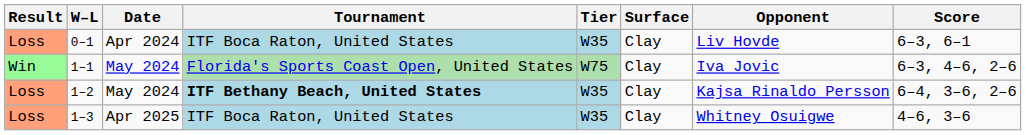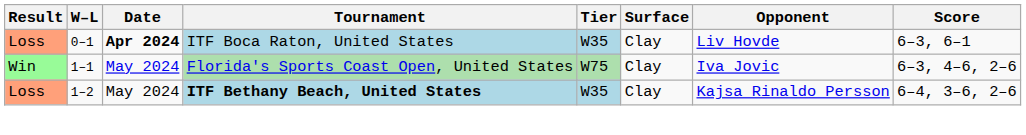(143, 42) normal -> (143, 42) bold
- row: (82, 118)
